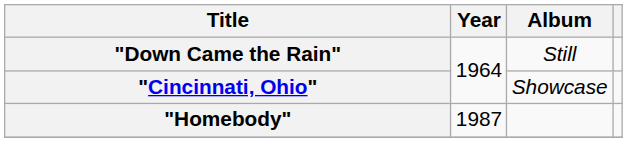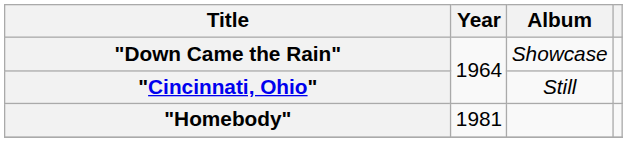(560, 53) Still -> (560, 53) Showcase
(560, 86) Showcase -> (560, 86) Still
(479, 119) 1987 -> (479, 119) 1981
